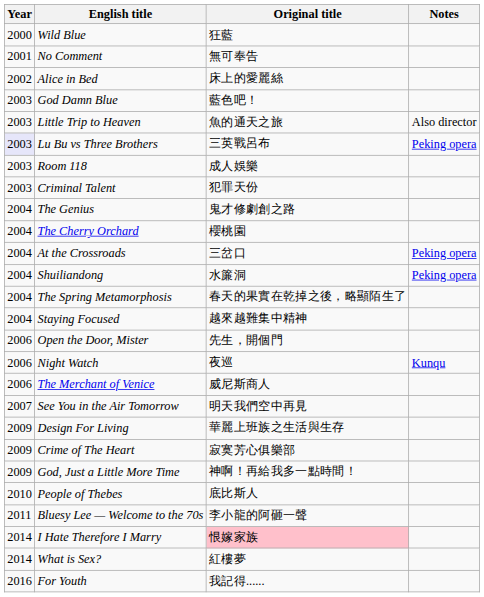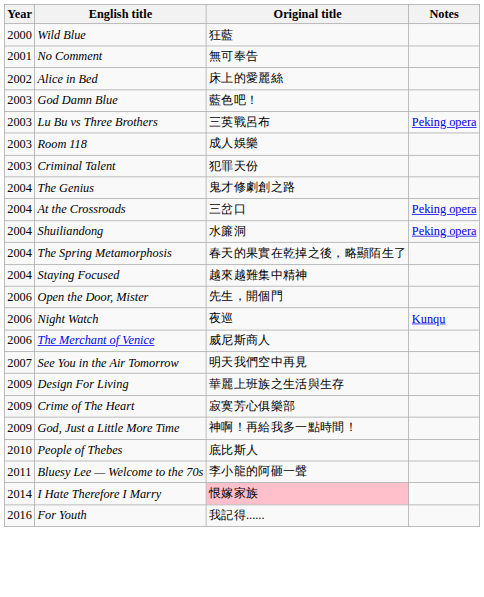- row: (89, 122)
(20, 144) lavender background -> (20, 122) no background
- row: (88, 231)
- row: (69, 559)
